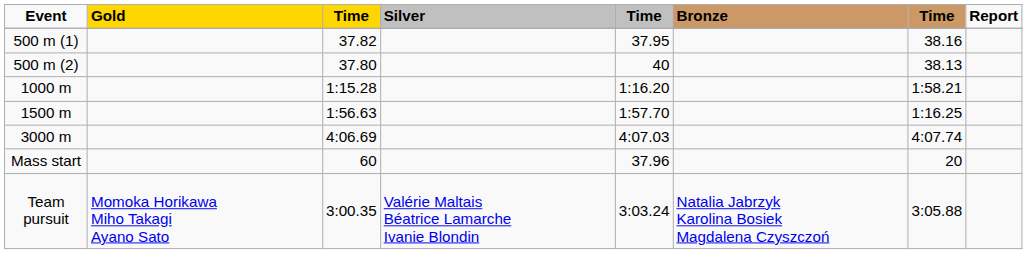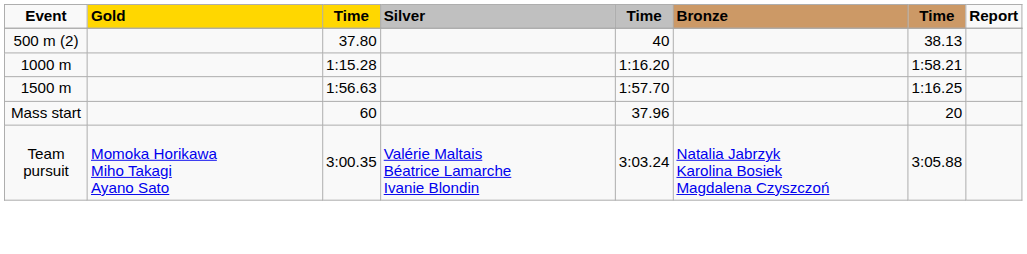- row: (46, 40)
- row: (46, 137)
